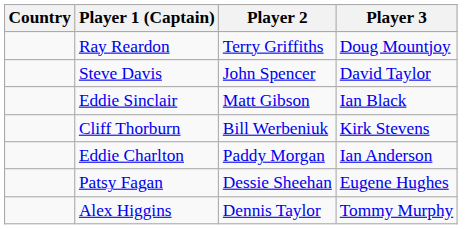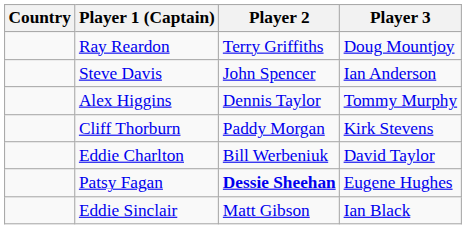(385, 73) David Taylor -> (390, 73) Ian Anderson
rows swapped: (125, 210) <-> (128, 100)
(276, 127) Bill Werbeniuk -> (274, 127) Paddy Morgan
(274, 155) Paddy Morgan -> (276, 155) Bill Werbeniuk
(386, 155) Ian Anderson -> (389, 155) David Taylor
(277, 182) normal -> (279, 182) bold
